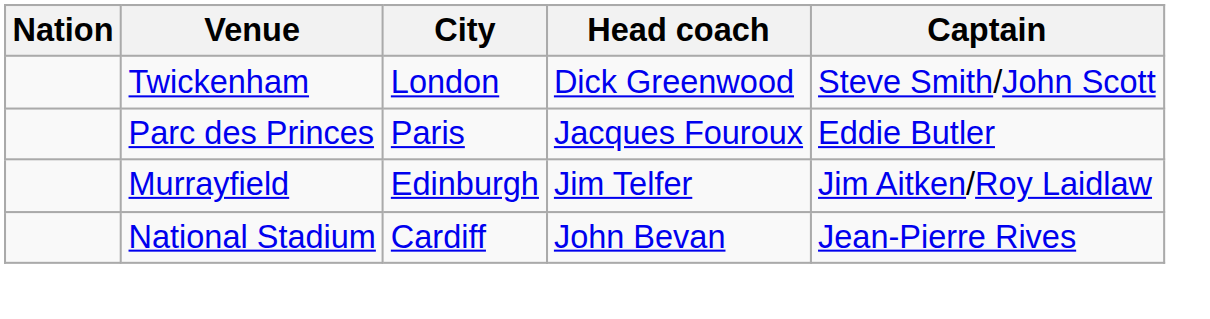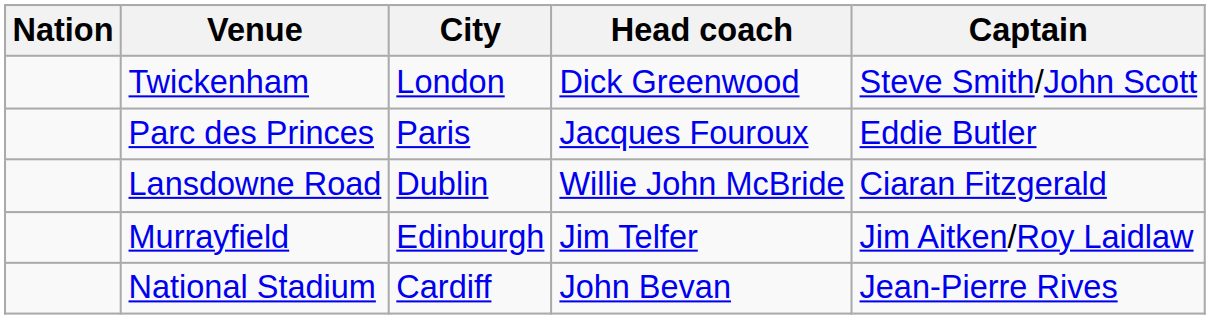+ row: (255, 184)
